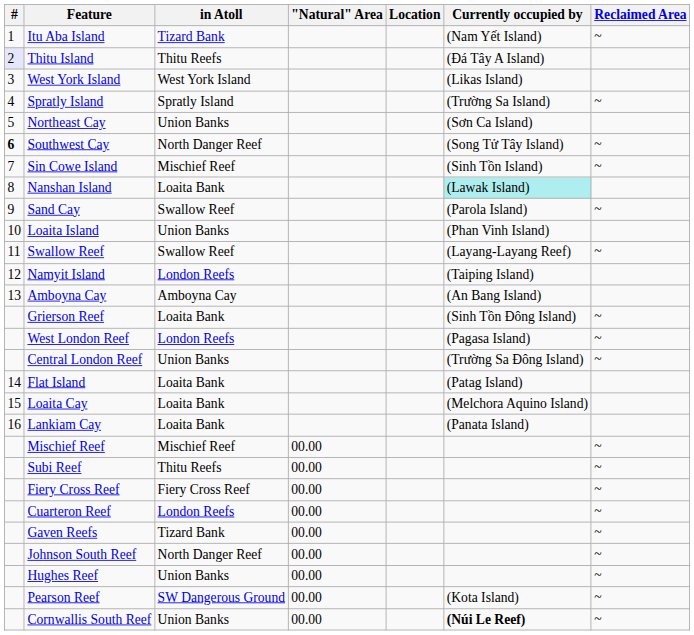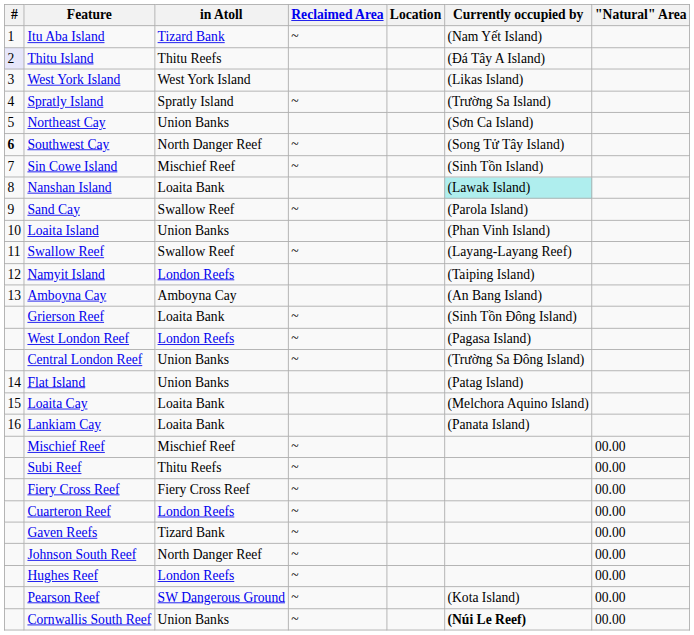columns swapped: (337, 15) <-> (640, 15)
(191, 381) Loaita Bank -> (193, 381) Union Banks
(193, 576) Union Banks -> (196, 576) London Reefs
